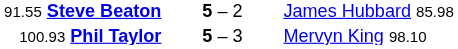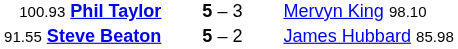rows swapped: (83, 11) <-> (90, 35)
